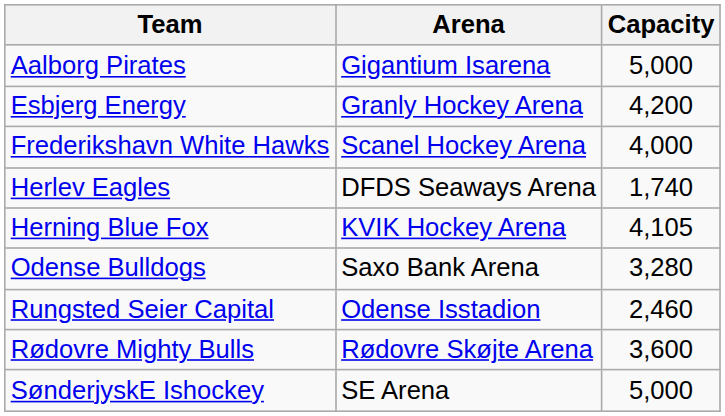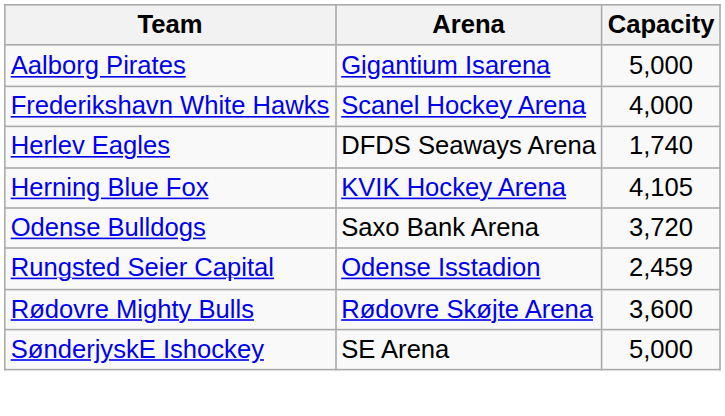- row: (98, 106)
(661, 268) 3,280 -> (661, 227) 3,720
(661, 308) 2,460 -> (661, 268) 2,459
